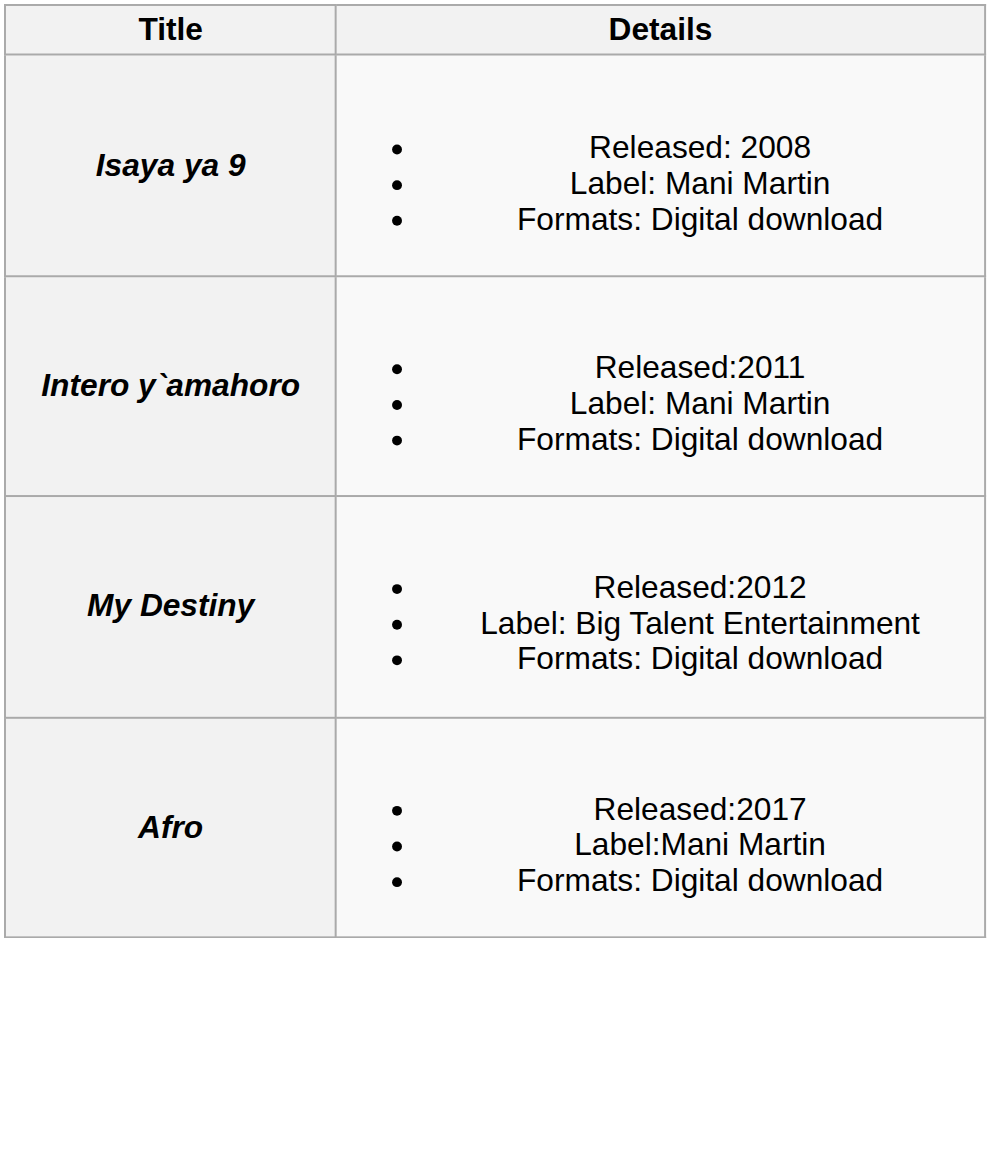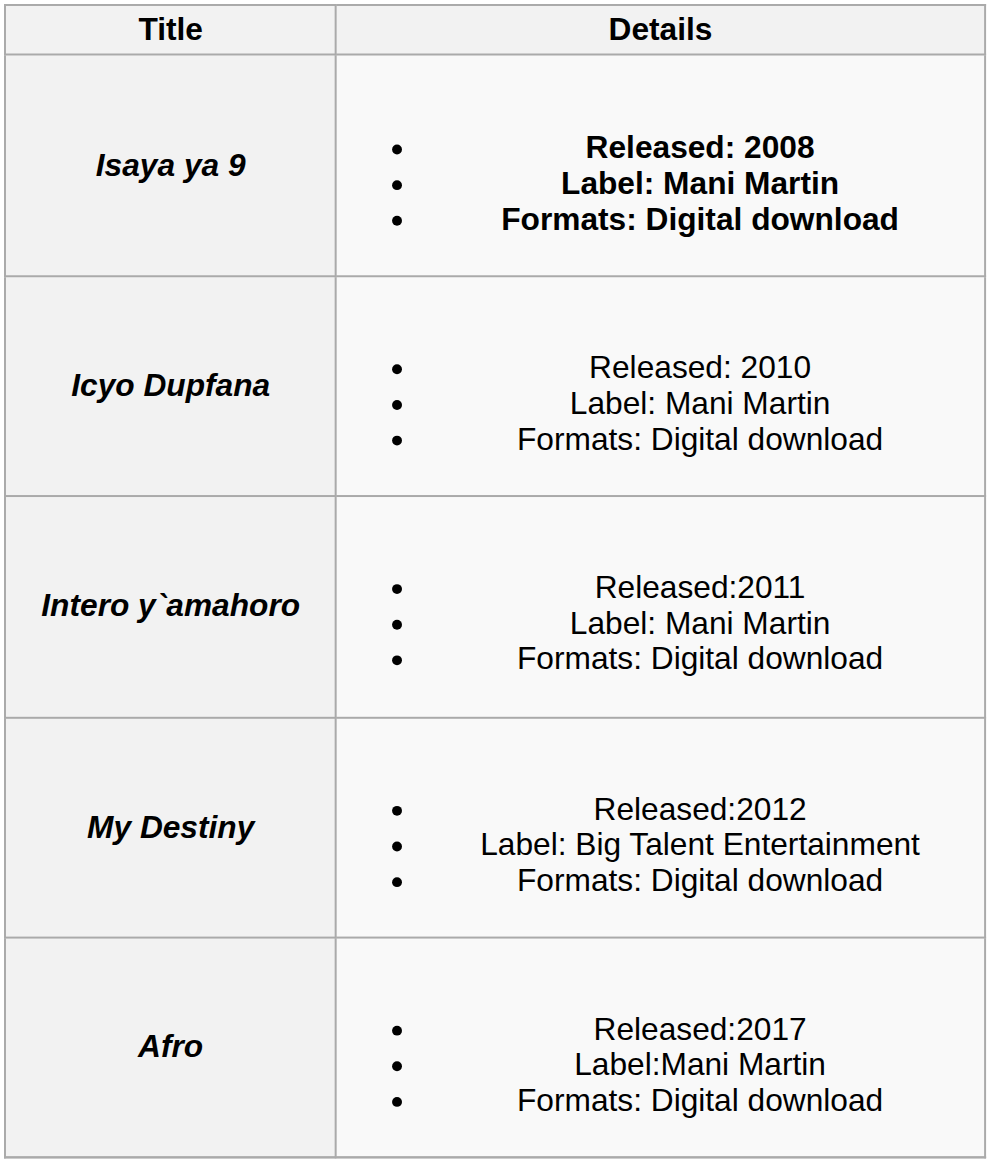(660, 183) normal -> (660, 183) bold
+ row: (171, 385)
